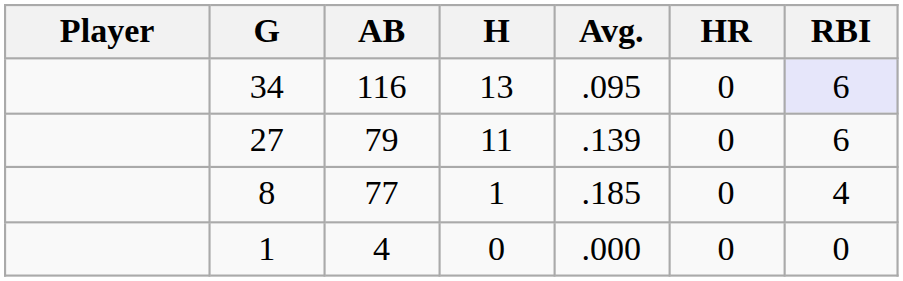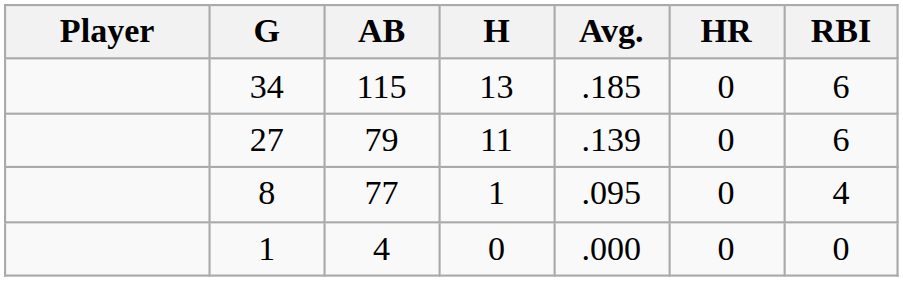(382, 85) 116 -> (382, 85) 115
(611, 85) .095 -> (611, 85) .185
(841, 85) lavender background -> (841, 85) no background
(611, 193) .185 -> (611, 193) .095
